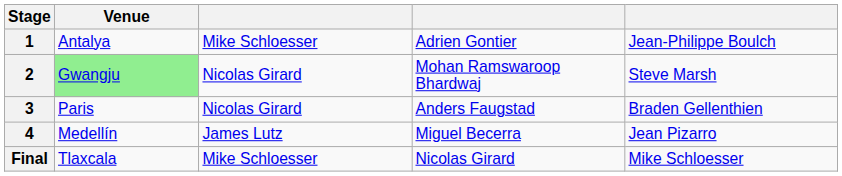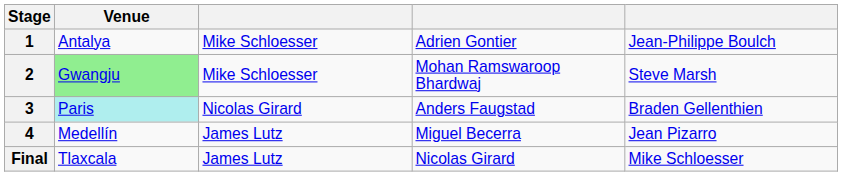(252, 75) Nicolas Girard -> (260, 75) Mike Schloesser
(76, 109) no background -> (76, 109) paleturquoise background
(260, 158) Mike Schloesser -> (243, 158) James Lutz
